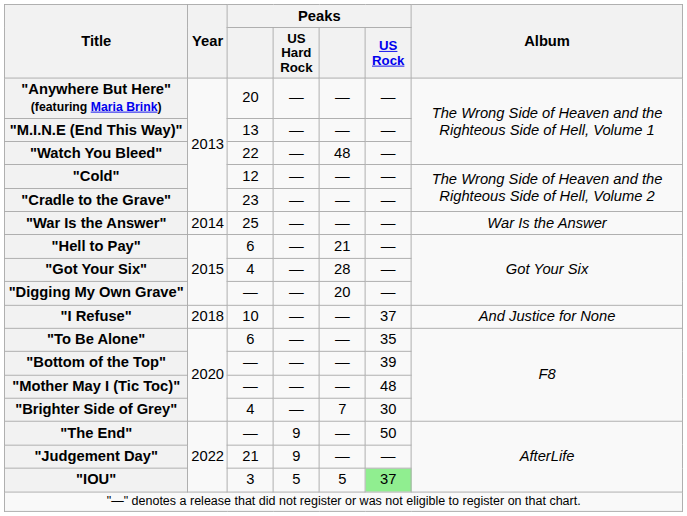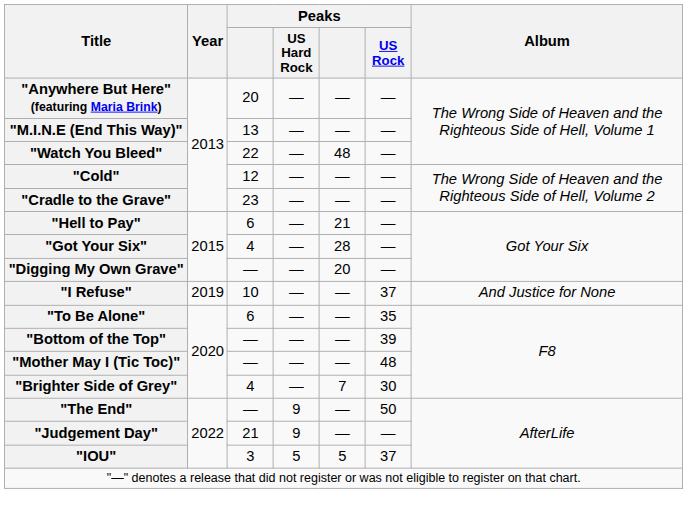- row: (96, 223)
(208, 316) 2018 -> (208, 293) 2019
(388, 479) lightgreen background -> (388, 456) no background
